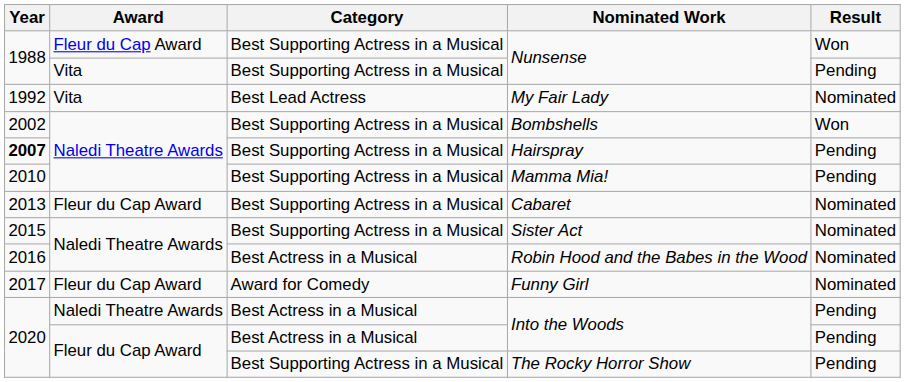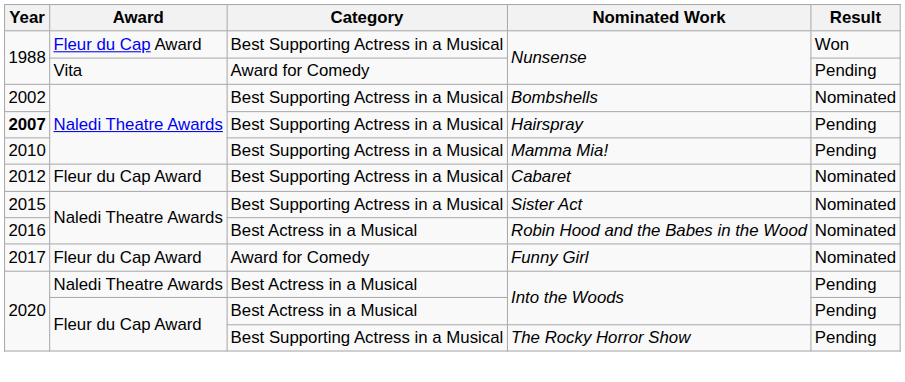(367, 71) Best Supporting Actress in a Musical -> (300, 71) Award for Comedy
- row: (68, 97)
(832, 124) Won -> (855, 97) Nominated
(27, 204) 2013 -> (27, 177) 2012
